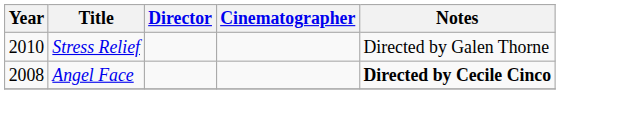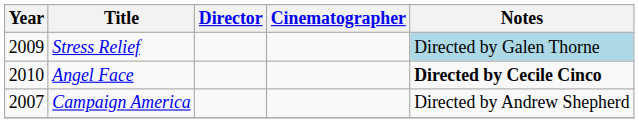(26, 46) 2010 -> (26, 46) 2009
(456, 46) no background -> (507, 46) lightblue background
(26, 74) 2008 -> (26, 74) 2010
+ row: (122, 103)
